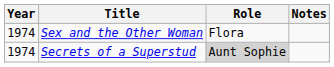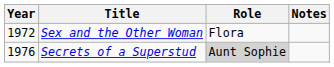(21, 33) 1974 -> (21, 33) 1972
(21, 52) 1974 -> (21, 52) 1976
